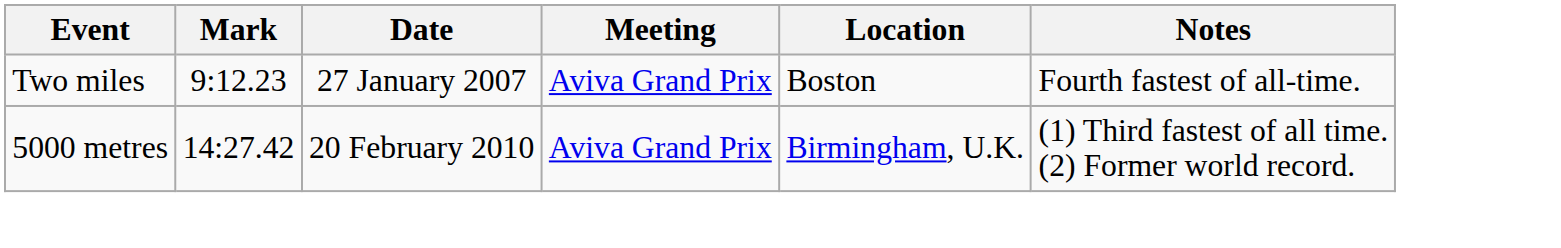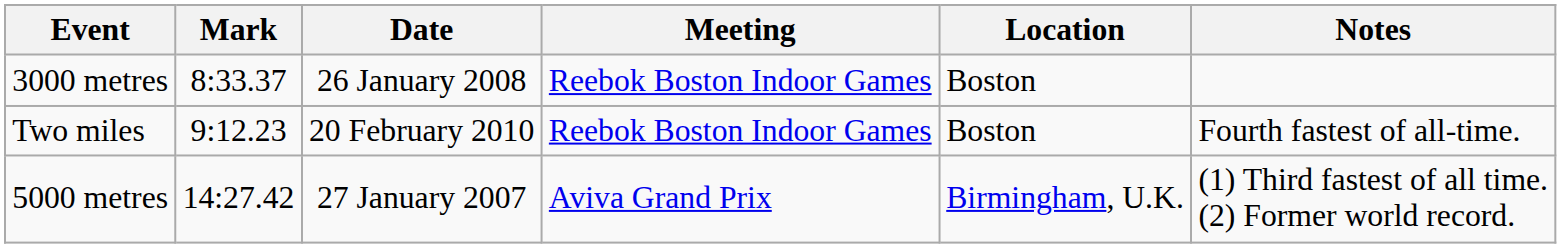+ row: (90, 79)
(422, 79) 27 January 2007 -> (422, 130) 20 February 2010
(660, 79) Aviva Grand Prix -> (740, 130) Reebok Boston Indoor Games
(422, 147) 20 February 2010 -> (422, 198) 27 January 2007
